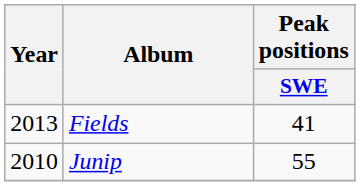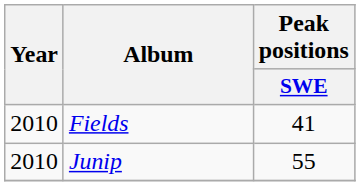(34, 123) 2013 -> (34, 123) 2010
